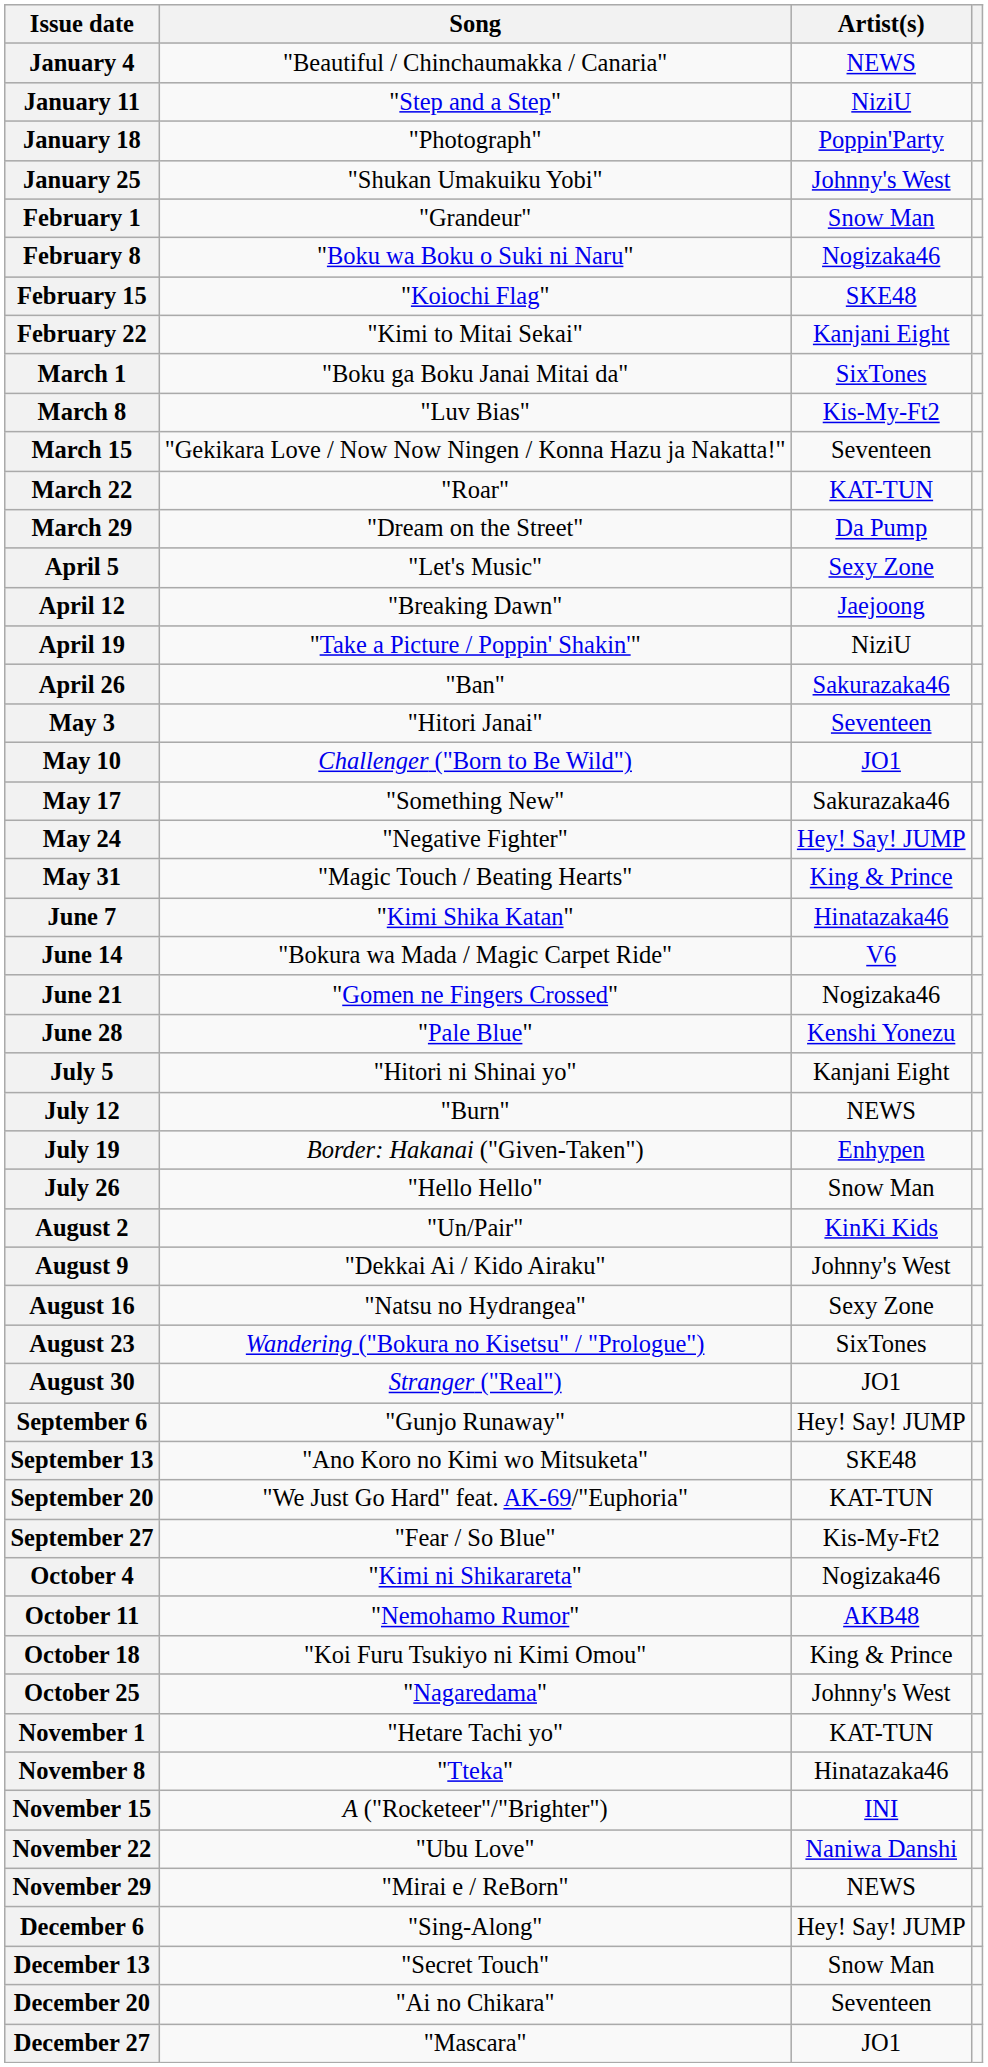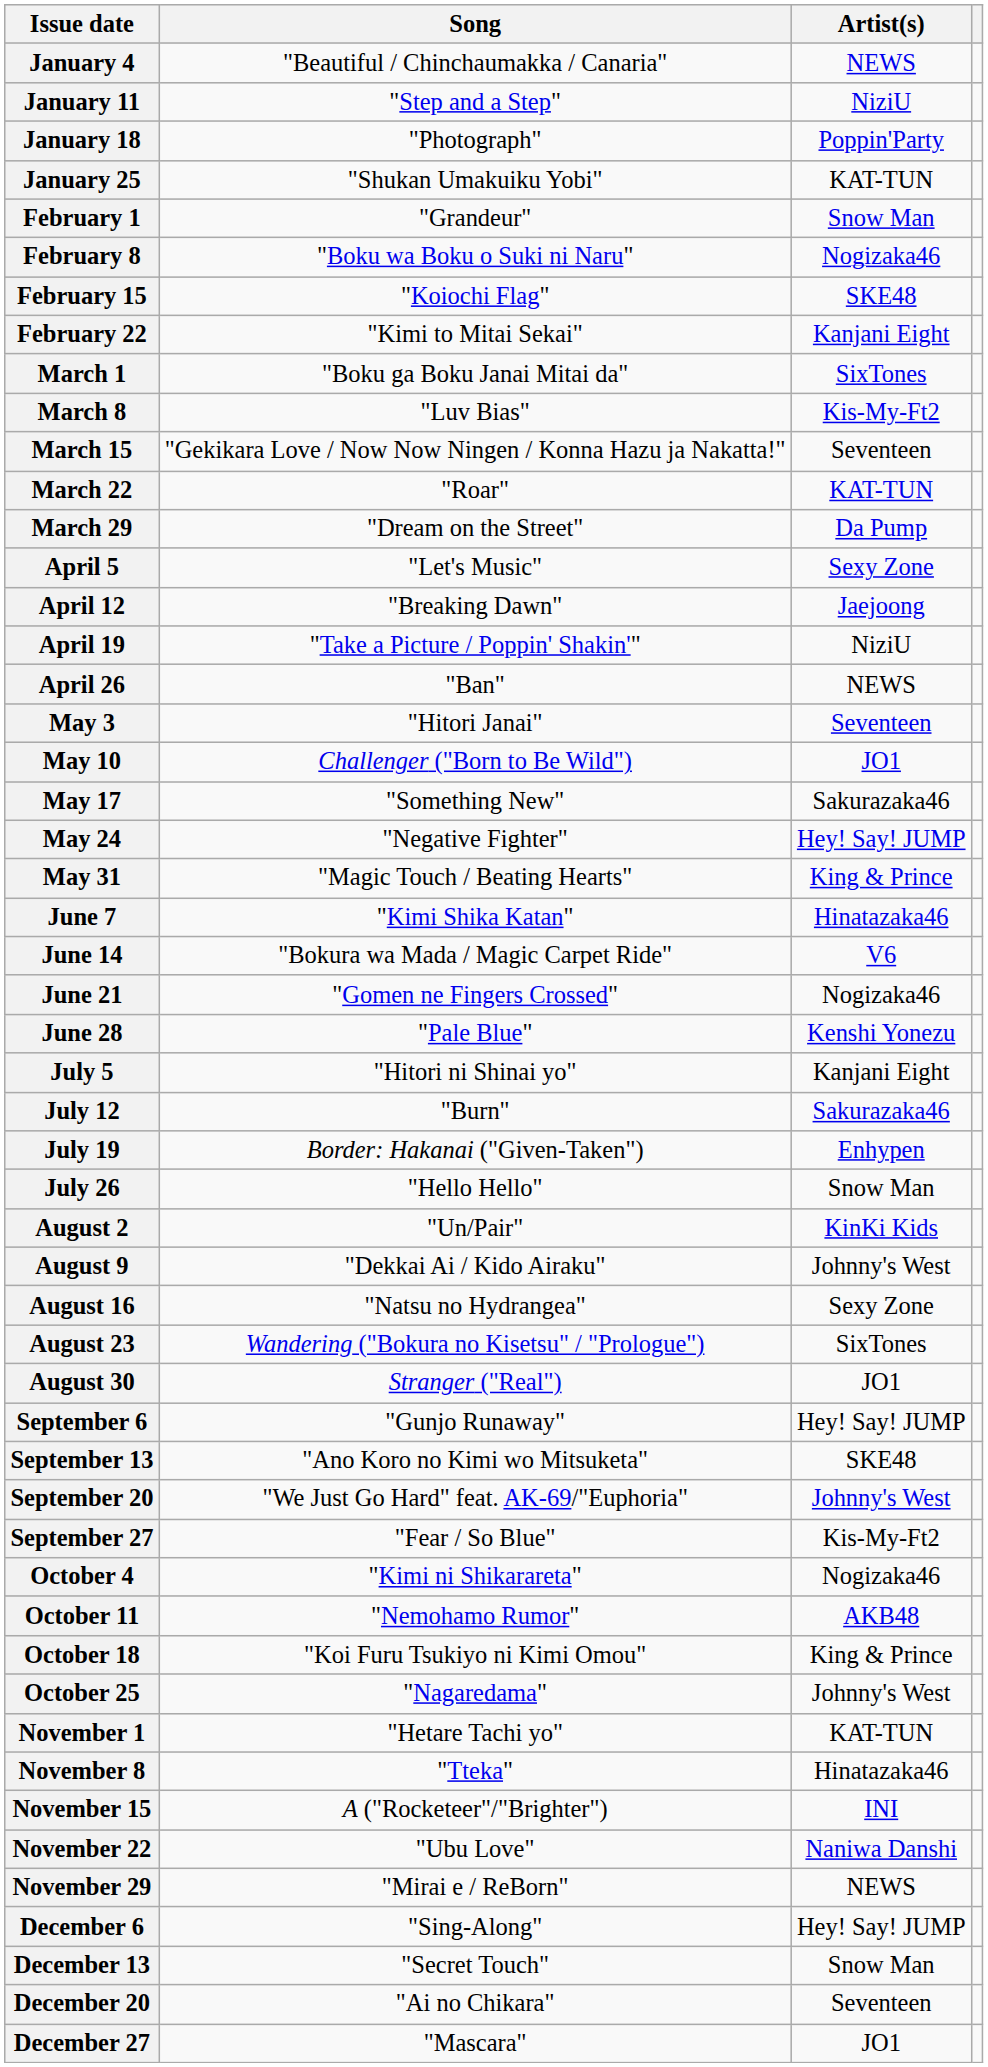(881, 179) Johnny's West -> (881, 179) KAT-TUN
(881, 683) Sakurazaka46 -> (881, 683) NEWS
(881, 1110) NEWS -> (881, 1110) Sakurazaka46
(881, 1499) KAT-TUN -> (881, 1499) Johnny's West
